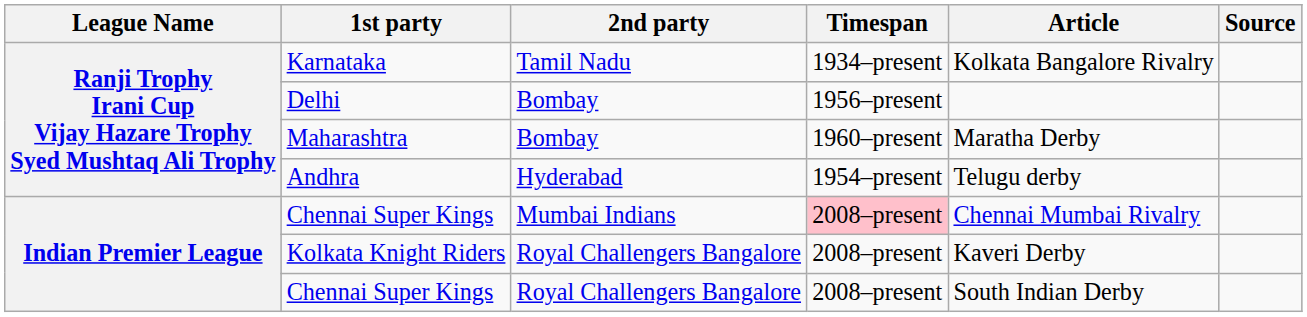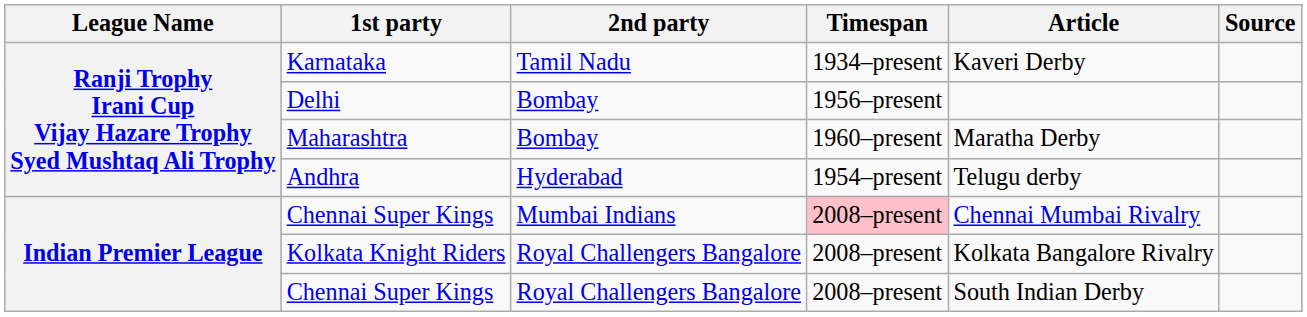(1084, 61) Kolkata Bangalore Rivalry -> (1020, 61) Kaveri Derby
(1020, 253) Kaveri Derby -> (1084, 253) Kolkata Bangalore Rivalry
